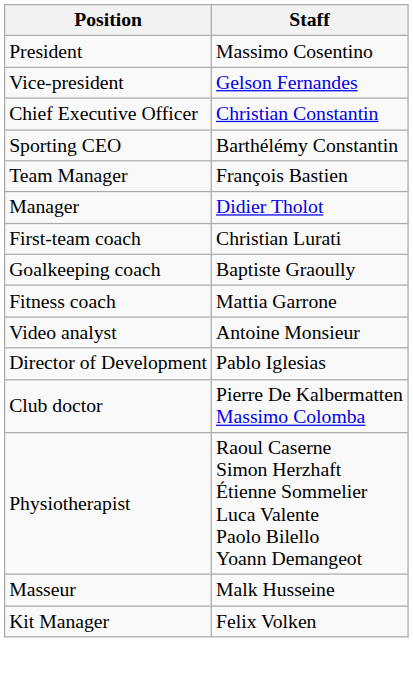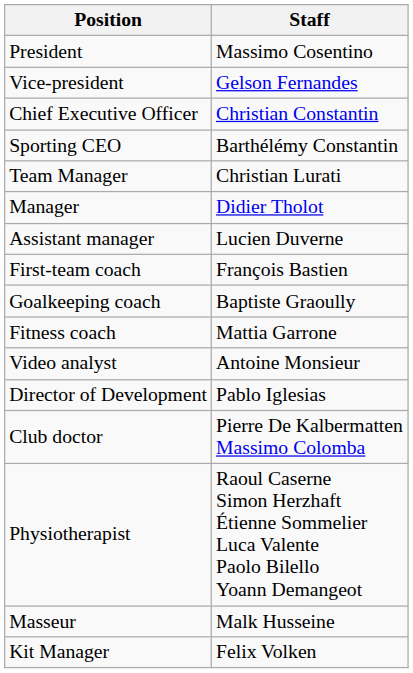(282, 176) François Bastien -> (279, 176) Christian Lurati
+ row: (82, 238)
(279, 238) Christian Lurati -> (282, 269) François Bastien
